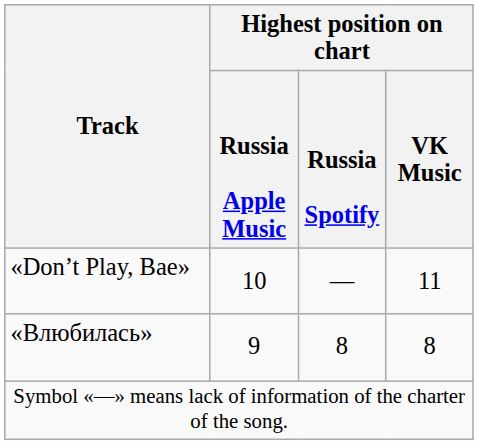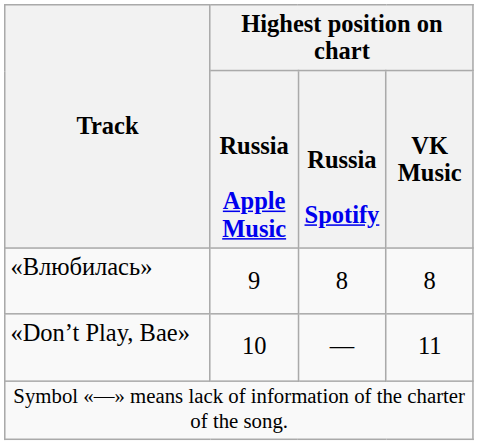rows swapped: (81, 333) <-> (100, 266)
